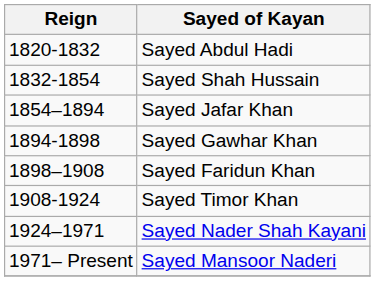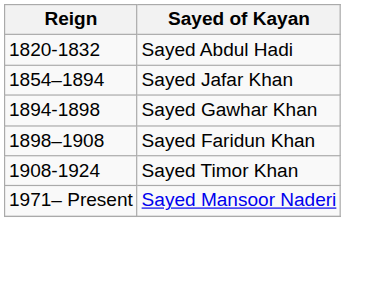- row: (231, 79)
- row: (254, 230)
